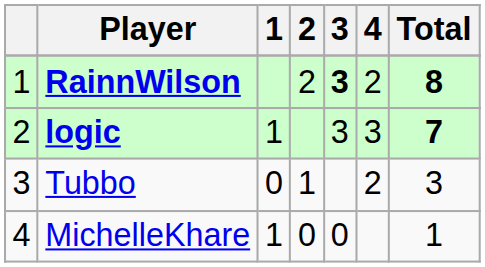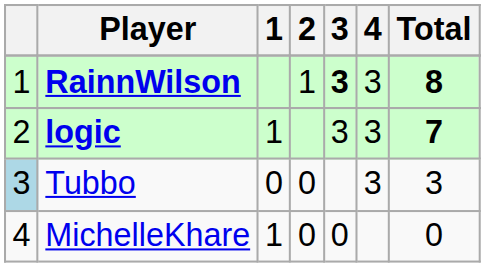(307, 81) 2 -> (307, 81) 1
(373, 81) 2 -> (373, 81) 3
(21, 183) no background -> (21, 183) lightblue background
(307, 183) 1 -> (307, 183) 0
(373, 183) 2 -> (373, 183) 3
(434, 235) 1 -> (434, 235) 0
